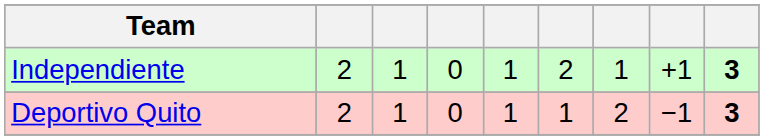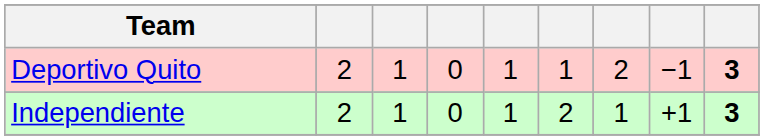rows swapped: (98, 69) <-> (106, 112)
